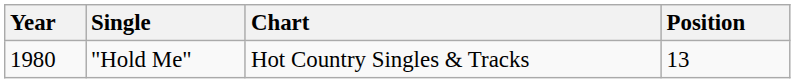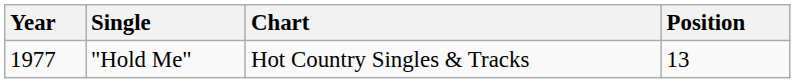(33, 58) 1980 -> (33, 58) 1977
